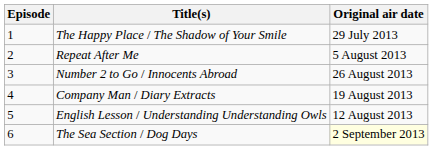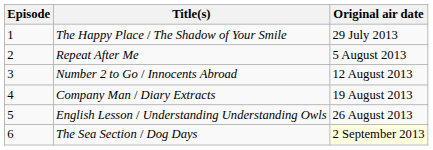(373, 74) 26 August 2013 -> (373, 74) 12 August 2013
(373, 114) 12 August 2013 -> (373, 114) 26 August 2013
